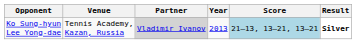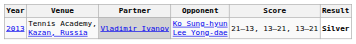columns swapped: (218, 10) <-> (34, 10)
(275, 28) lightblue background -> (275, 28) no background
